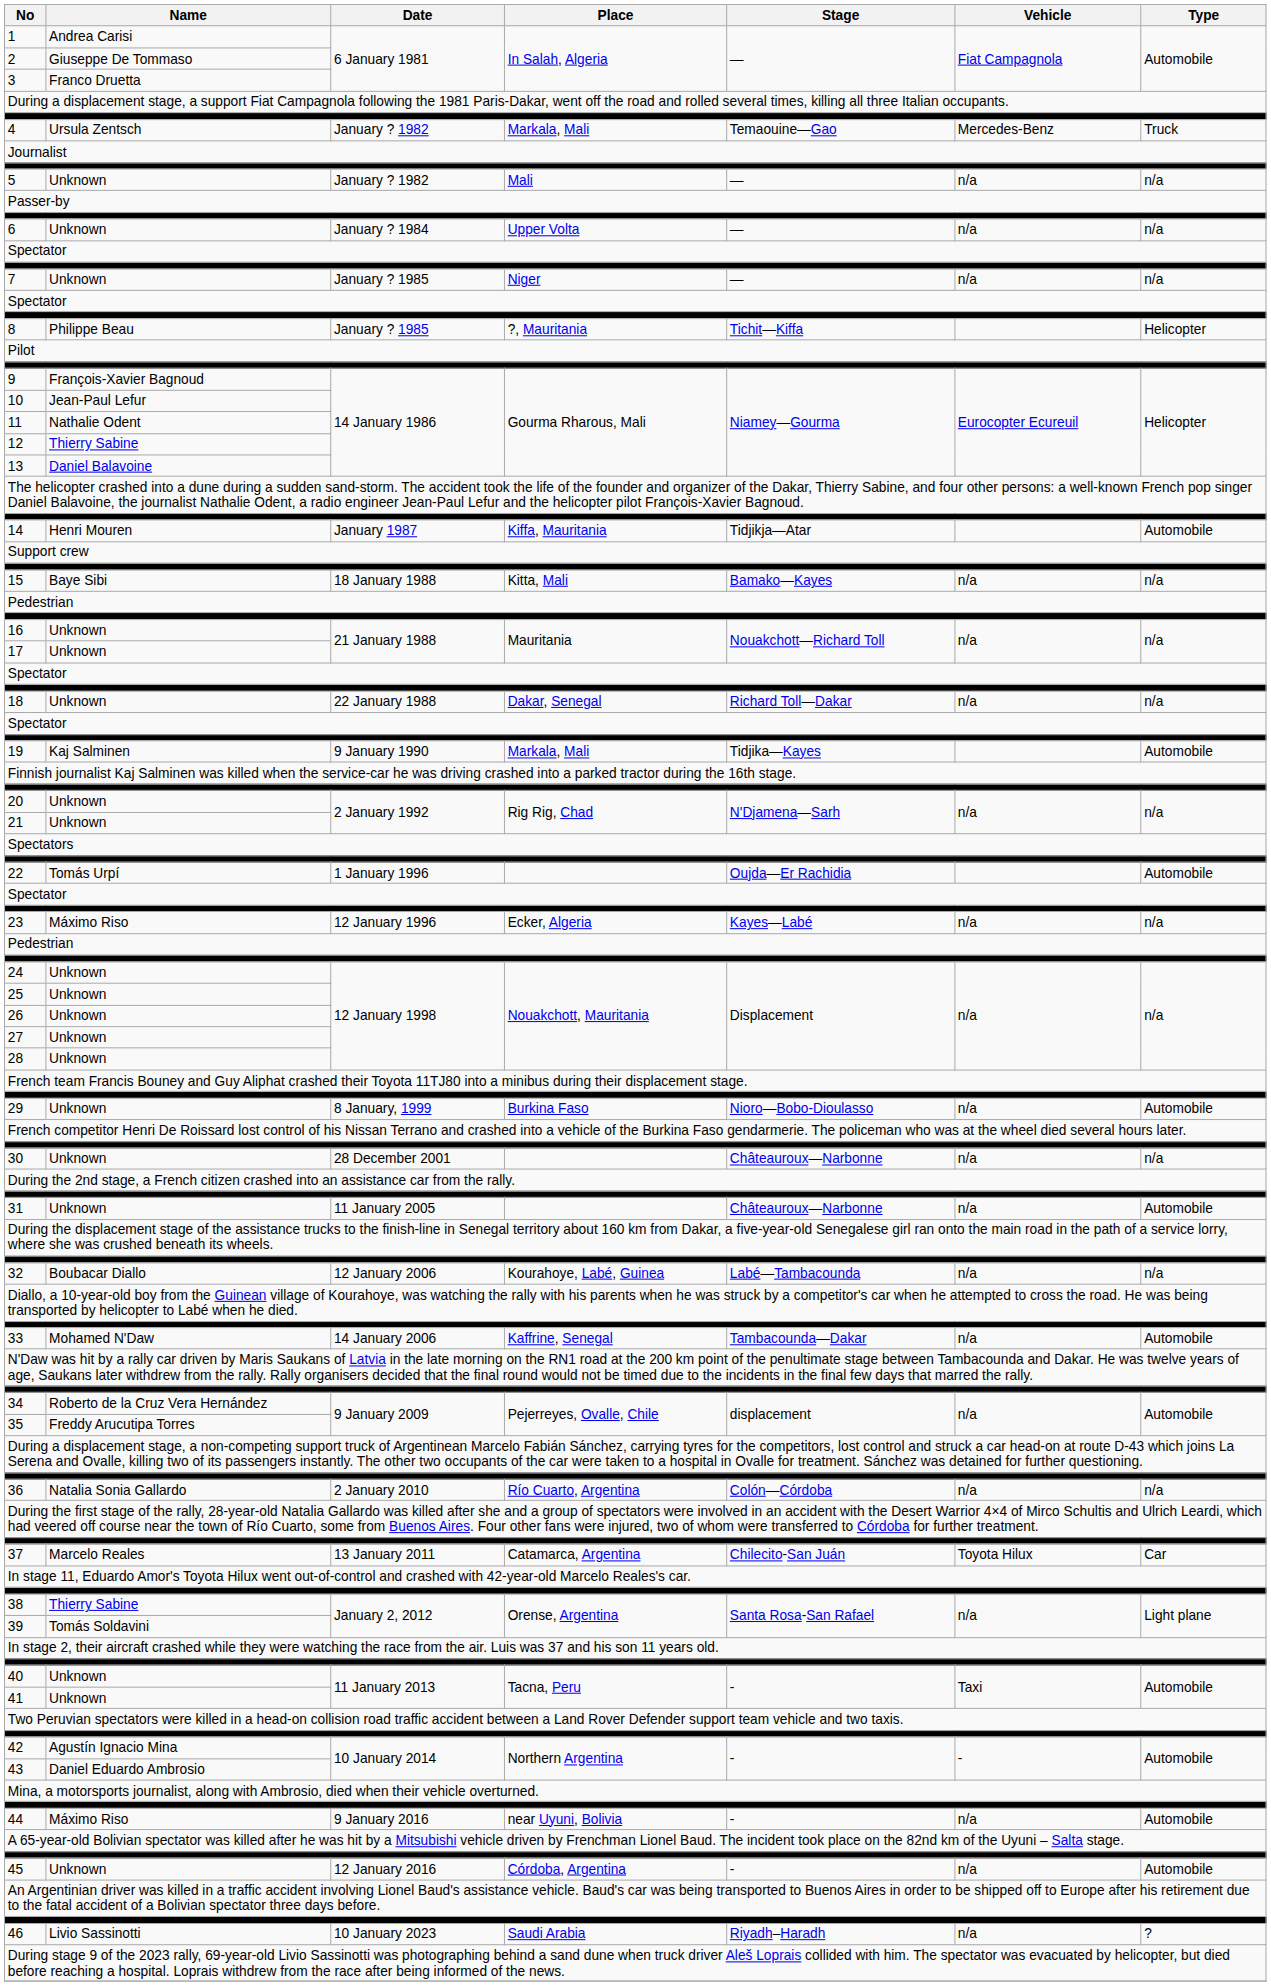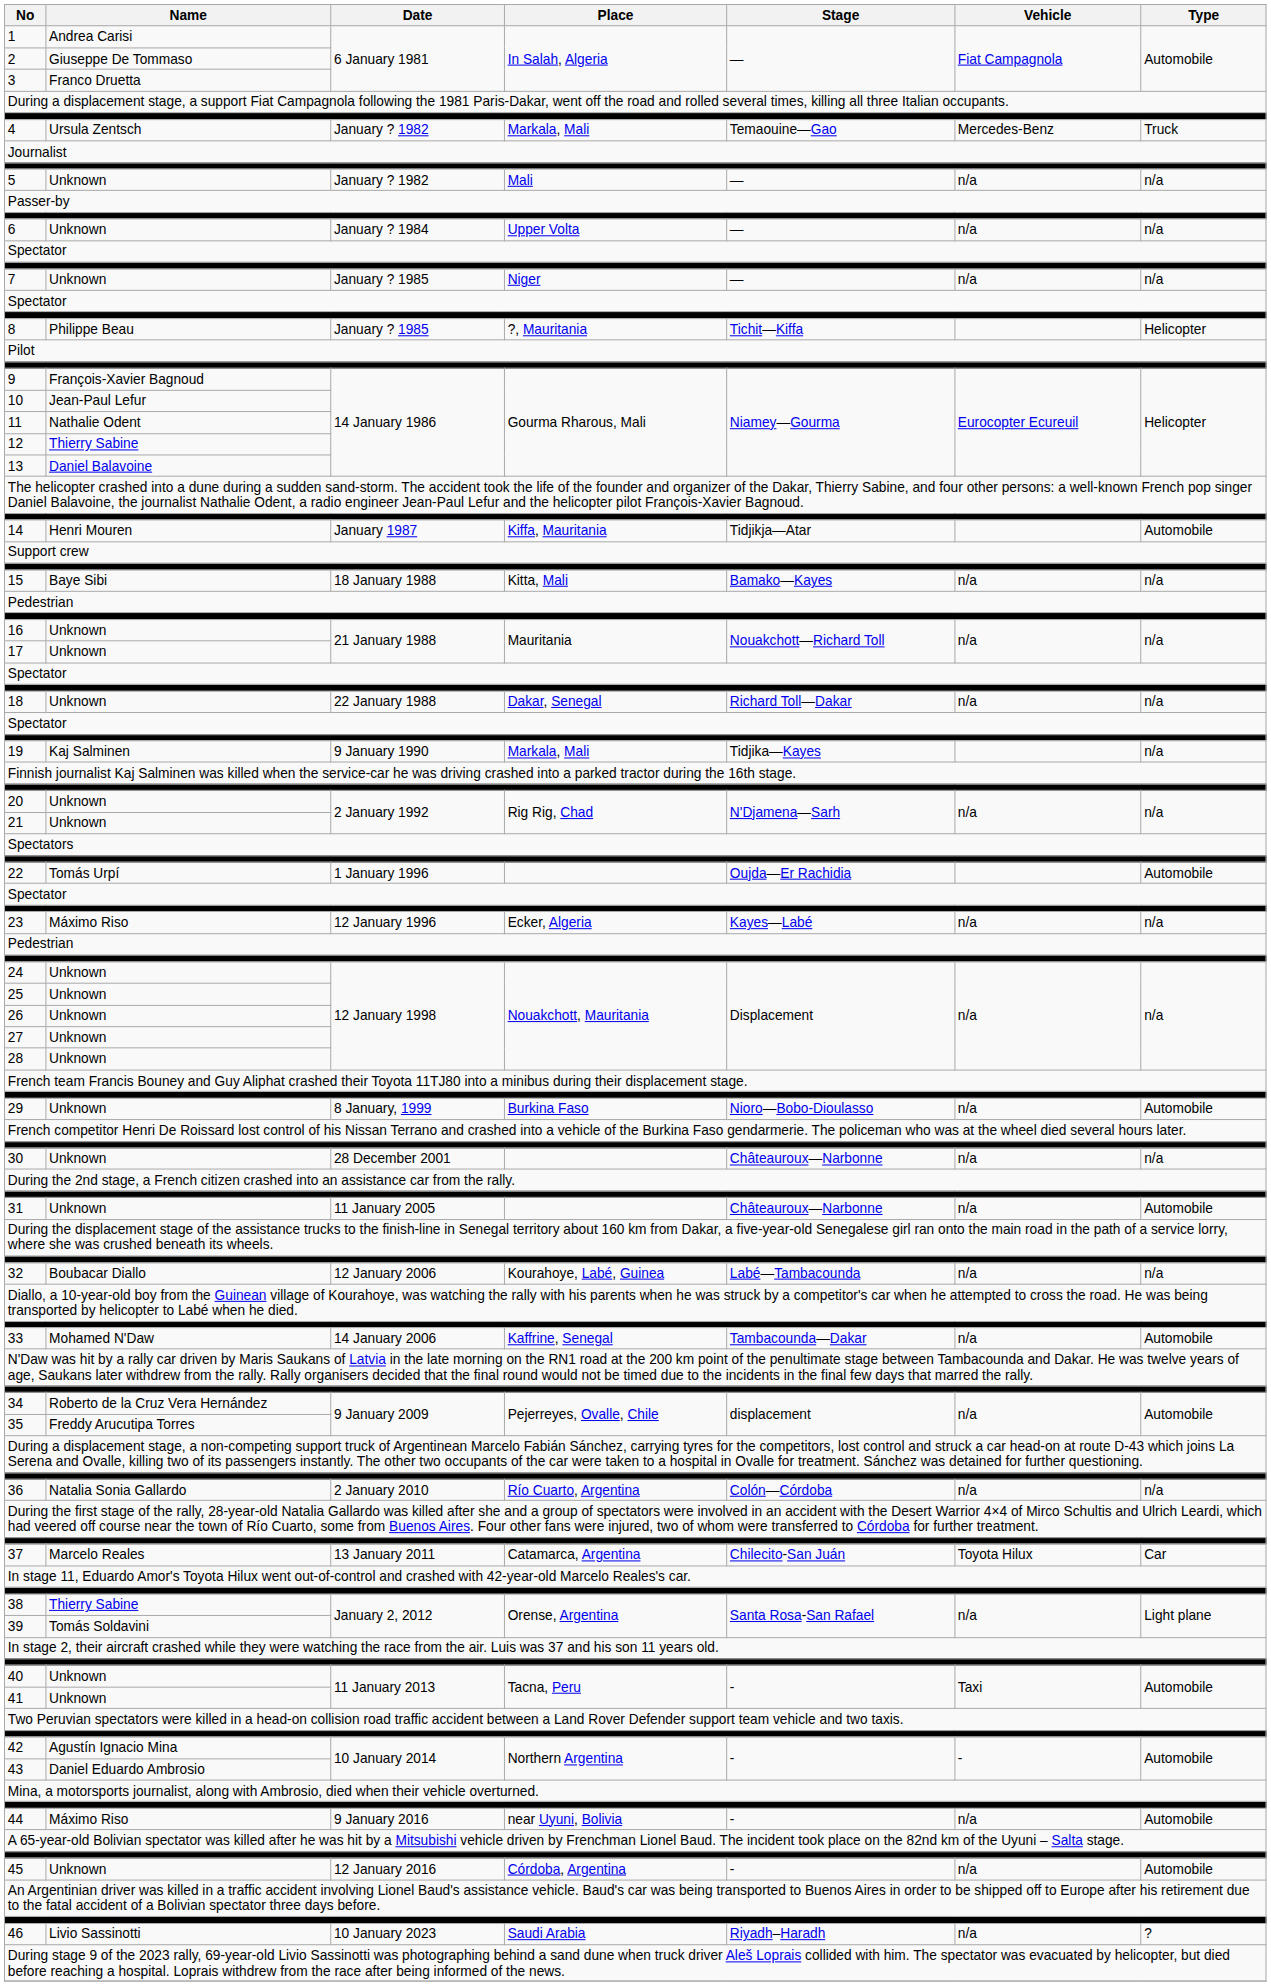(1179, 751) Automobile -> (1154, 751) n/a
